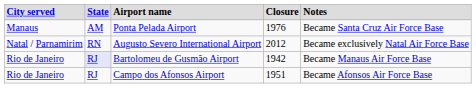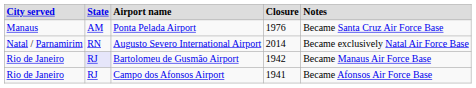(276, 43) 2012 -> (276, 43) 2014
(276, 75) 1951 -> (276, 75) 1941
